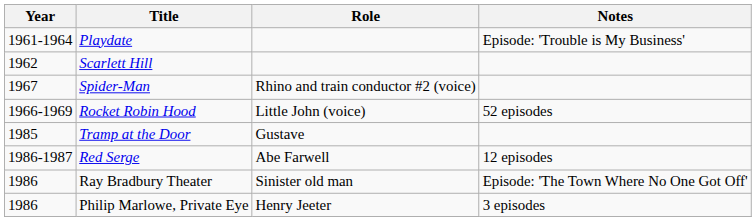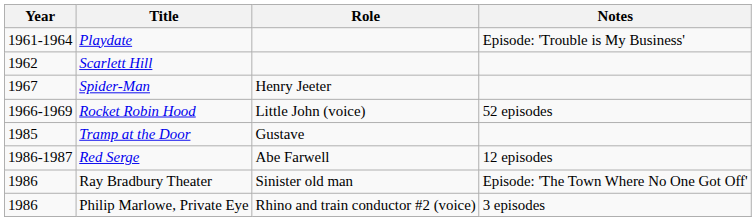(366, 87) Rhino and train conductor #2 (voice) -> (293, 87) Henry Jeeter
(293, 205) Henry Jeeter -> (366, 205) Rhino and train conductor #2 (voice)
